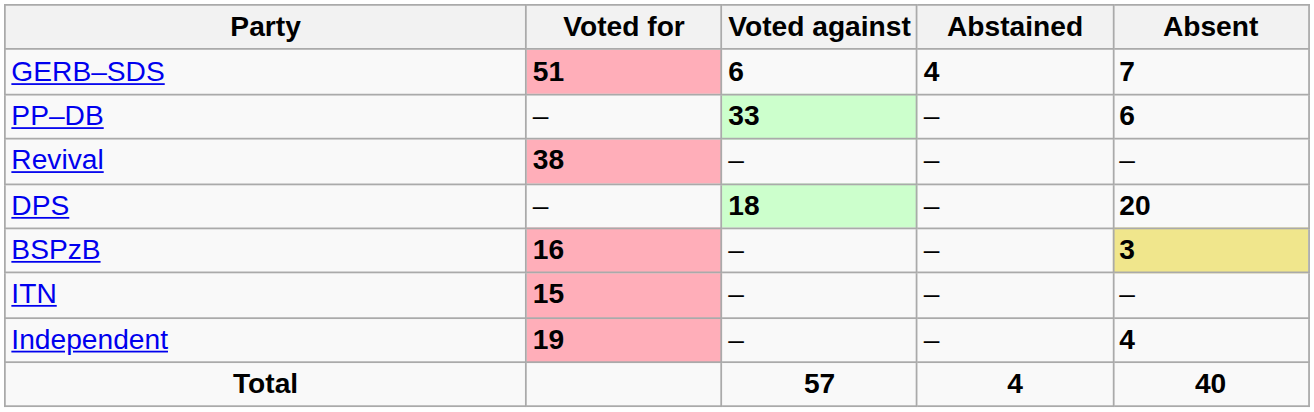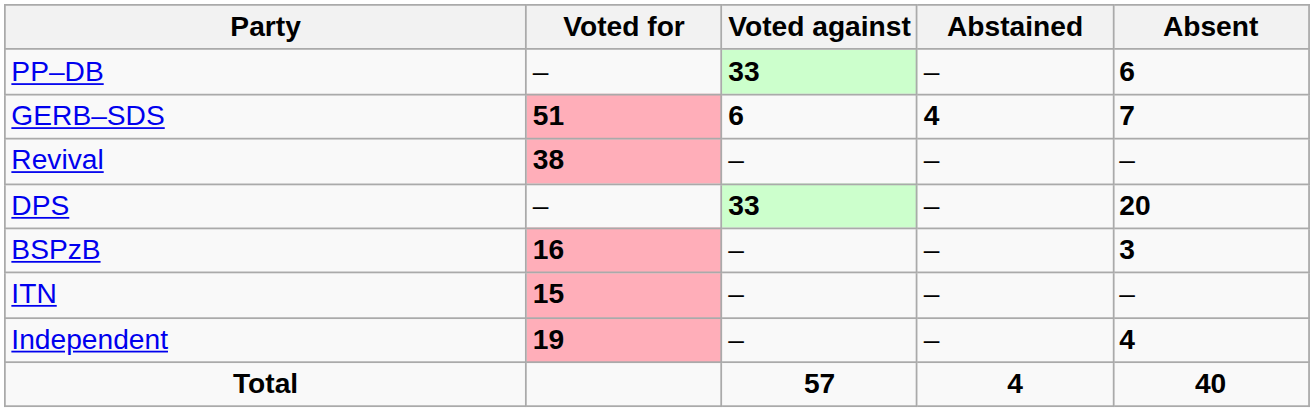rows swapped: (88, 71) <-> (58, 116)
(744, 205) 18 -> (744, 205) 33
(1127, 250) khaki background -> (1127, 250) no background
